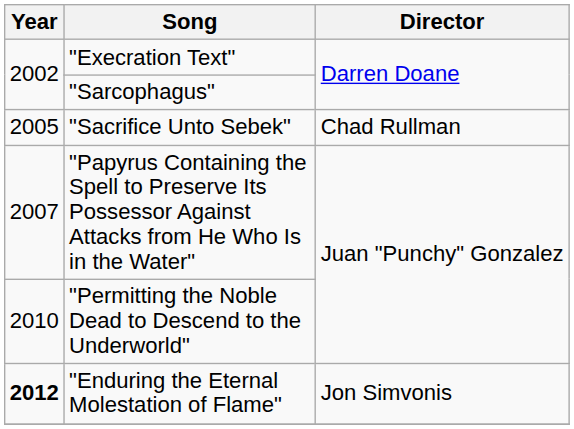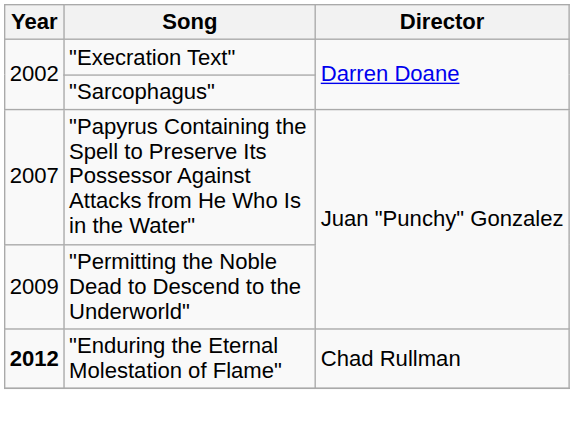- row: (180, 127)
(34, 321) 2010 -> (34, 286) 2009
(386, 393) Jon Simvonis -> (391, 358) Chad Rullman
